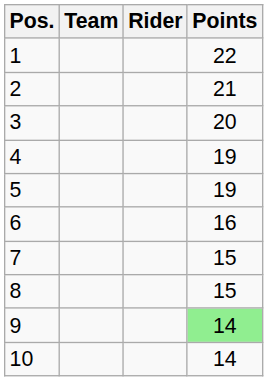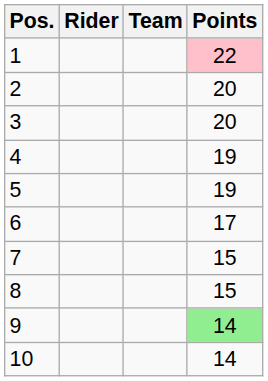columns swapped: (155, 21) <-> (91, 21)
(225, 55) no background -> (225, 55) pink background
(225, 88) 21 -> (225, 88) 20
(225, 223) 16 -> (225, 223) 17
